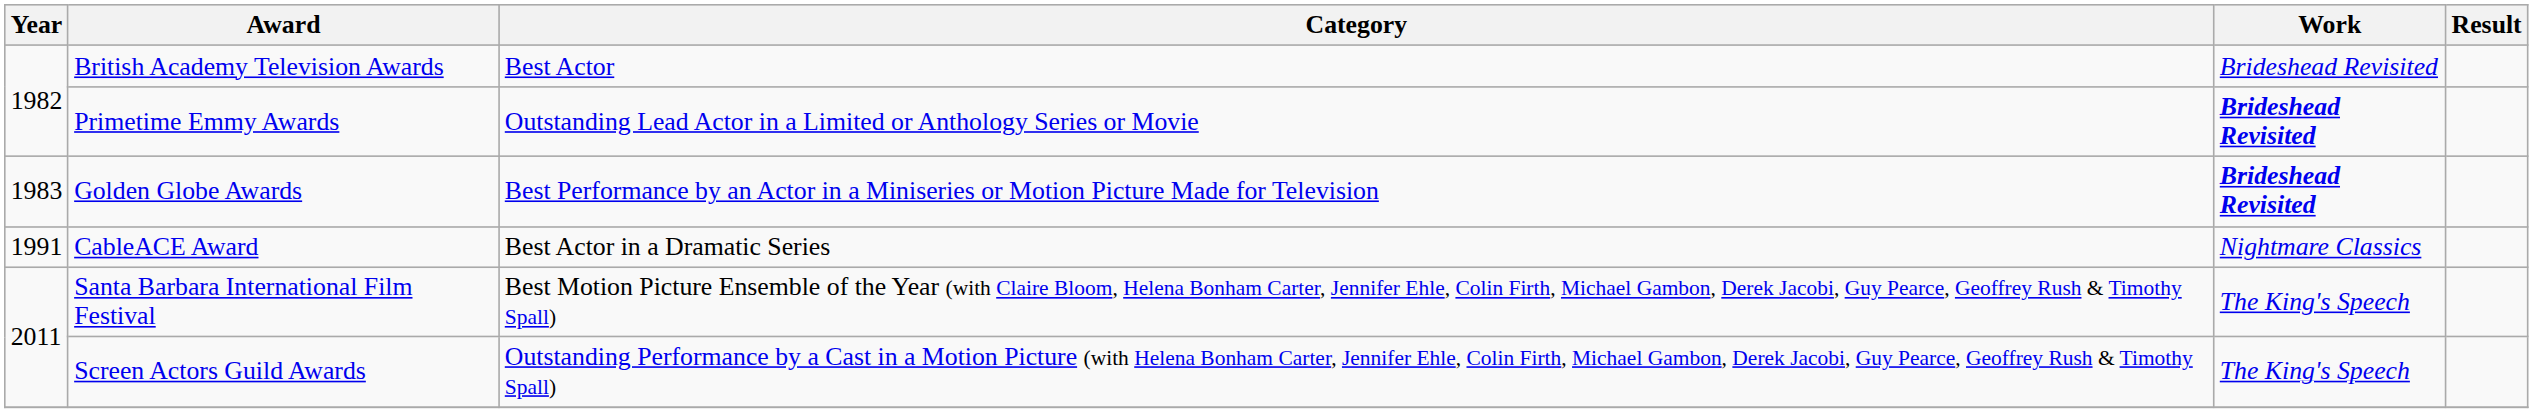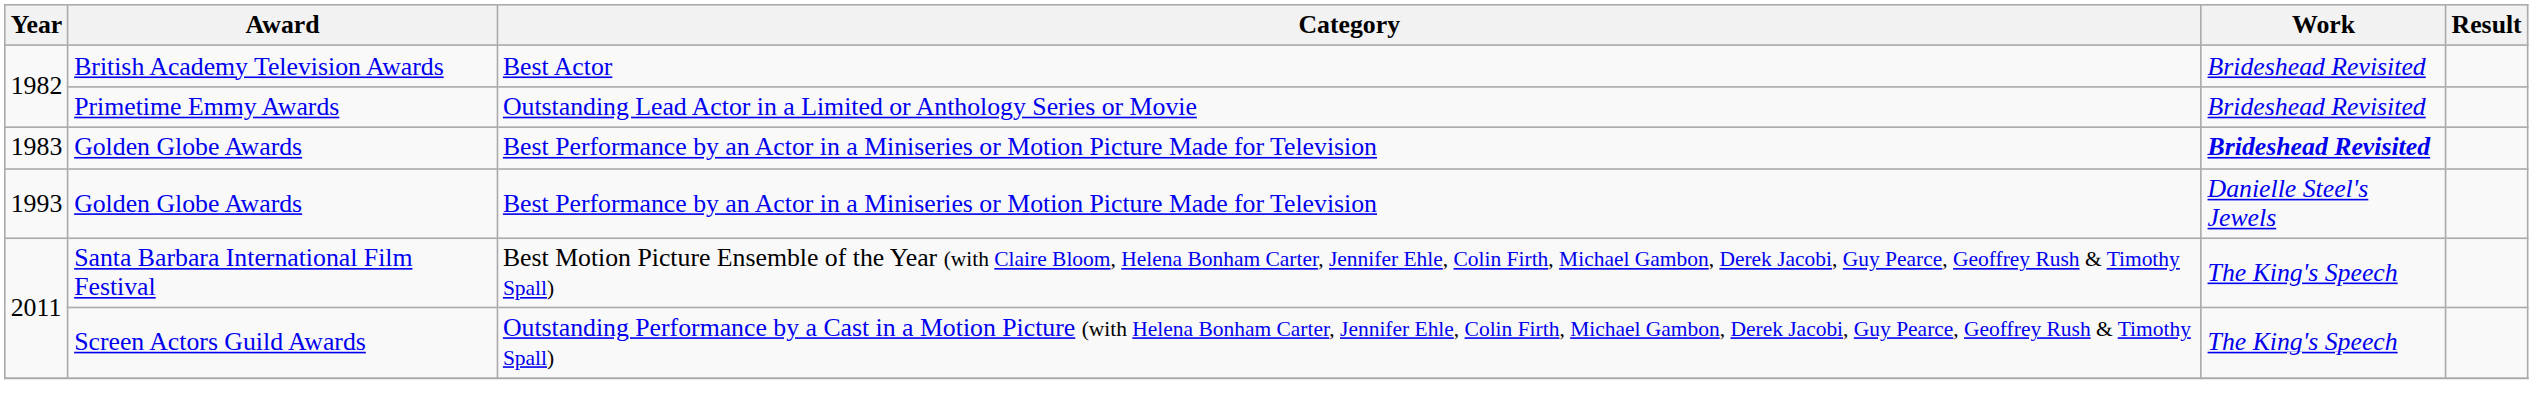(2280, 121) bold -> (2317, 106) normal
- row: (37, 246)
+ row: (37, 202)
